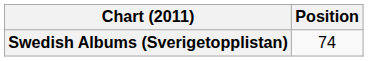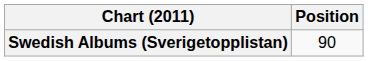(327, 42) 74 -> (327, 42) 90
